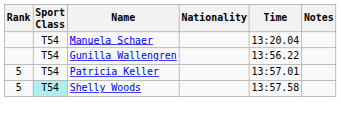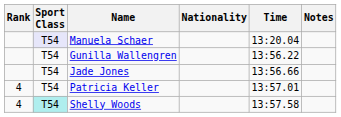(50, 40) no background -> (50, 40) lavender background
+ row: (99, 72)
(19, 72) 5 -> (19, 88) 4
(19, 88) 5 -> (19, 104) 4
